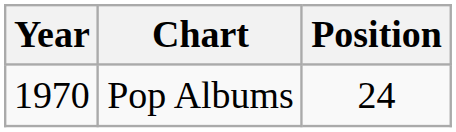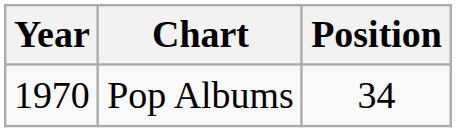(377, 94) 24 -> (377, 94) 34
